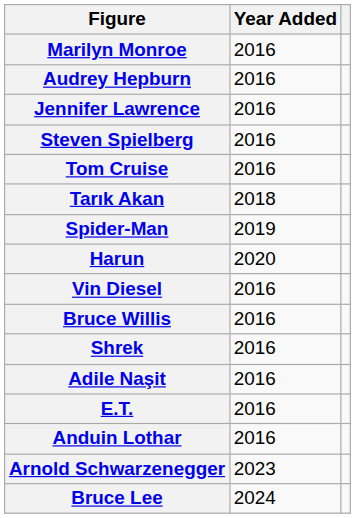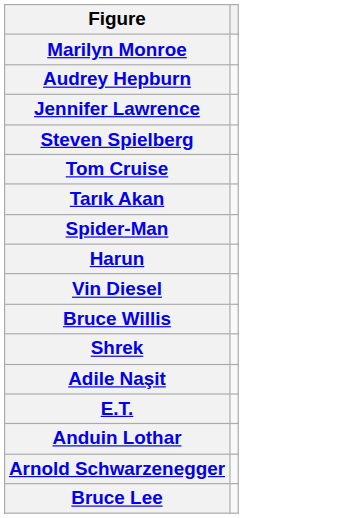- column: (285, 19)
